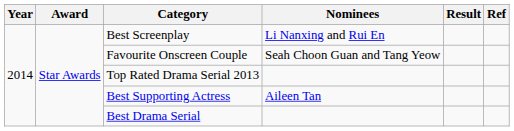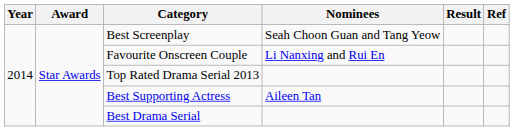(325, 34) Li Nanxing and Rui En -> (353, 34) Seah Choon Guan and Tang Yeow
(353, 55) Seah Choon Guan and Tang Yeow -> (325, 55) Li Nanxing and Rui En
